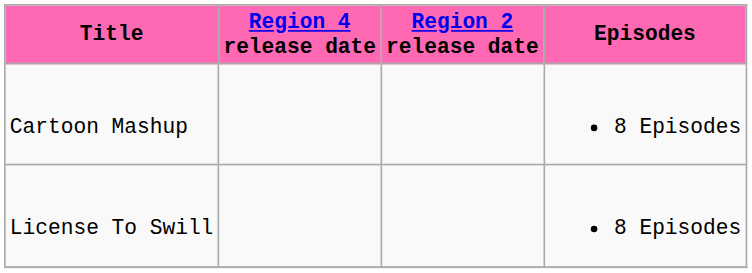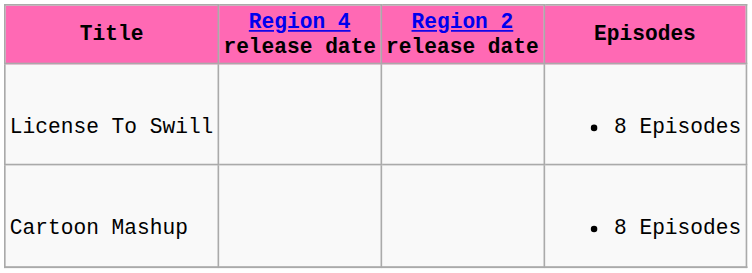rows swapped: (112, 228) <-> (99, 127)
